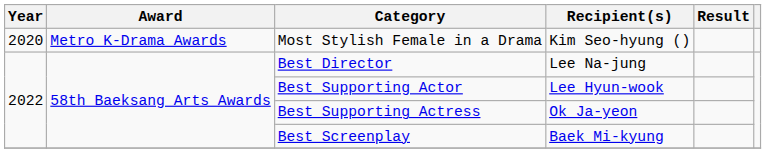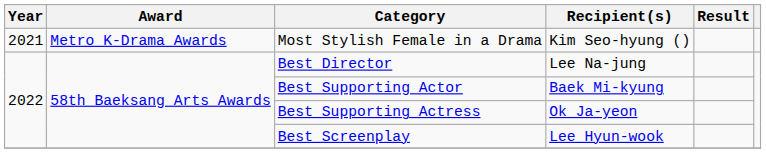(26, 40) 2020 -> (26, 40) 2021
(606, 88) Lee Hyun-wook -> (606, 88) Baek Mi-kyung
(606, 136) Baek Mi-kyung -> (606, 136) Lee Hyun-wook
